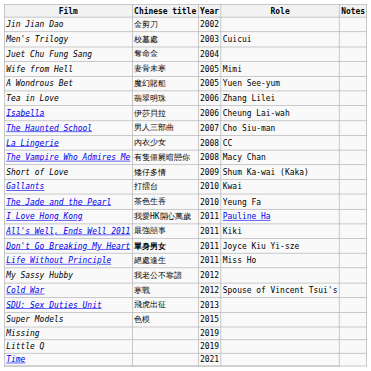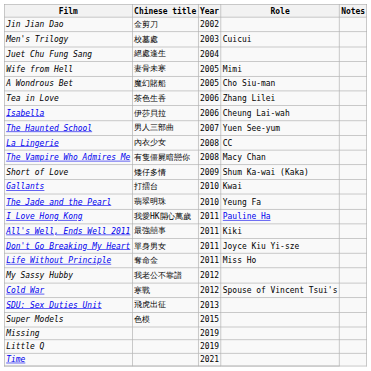(146, 54) 奪命金 -> (150, 54) 絕處逢生
(251, 84) Yuen See-yum -> (249, 84) Cho Siu-man
(150, 98) 翡翠明珠 -> (150, 98) 茶色生香
(249, 128) Cho Siu-man -> (251, 128) Yuen See-yum
(150, 201) 茶色生香 -> (150, 201) 翡翠明珠
(150, 246) bold -> (150, 246) normal
(150, 260) 絕處逢生 -> (146, 260) 奪命金
